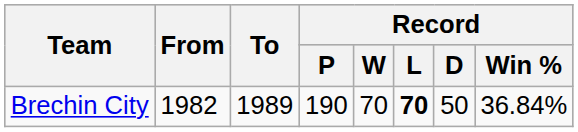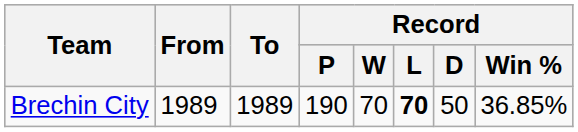(189, 106) 1982 -> (189, 106) 1989
(524, 106) 36.84% -> (524, 106) 36.85%
